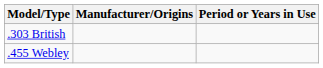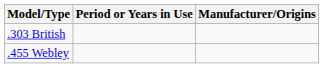columns swapped: (257, 14) <-> (134, 14)
